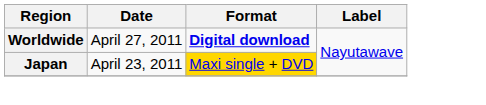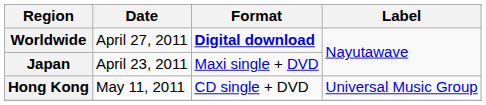(251, 64) gold background -> (257, 64) no background
+ row: (48, 87)
